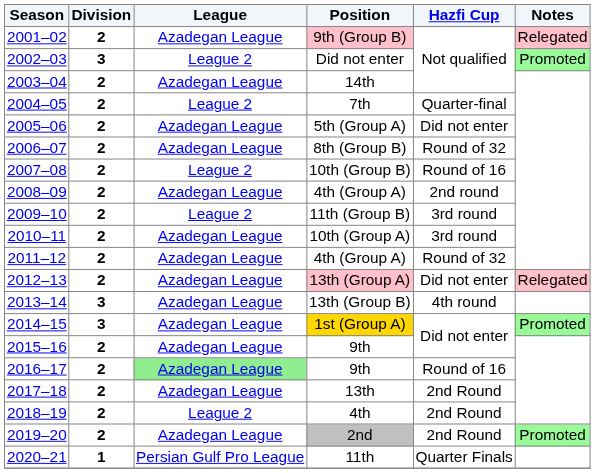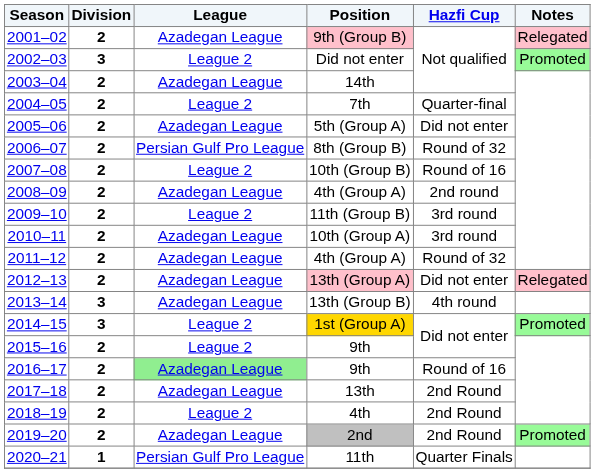(220, 148) Azadegan League -> (220, 148) Persian Gulf Pro League
(220, 324) Azadegan League -> (220, 324) League 2
(220, 346) Azadegan League -> (220, 346) League 2
